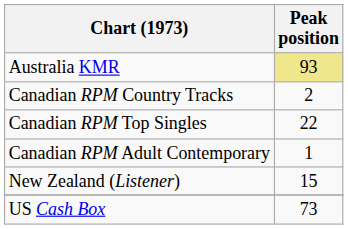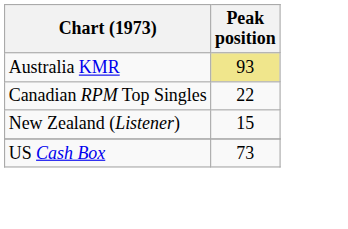- row: (121, 95)
- row: (139, 152)
